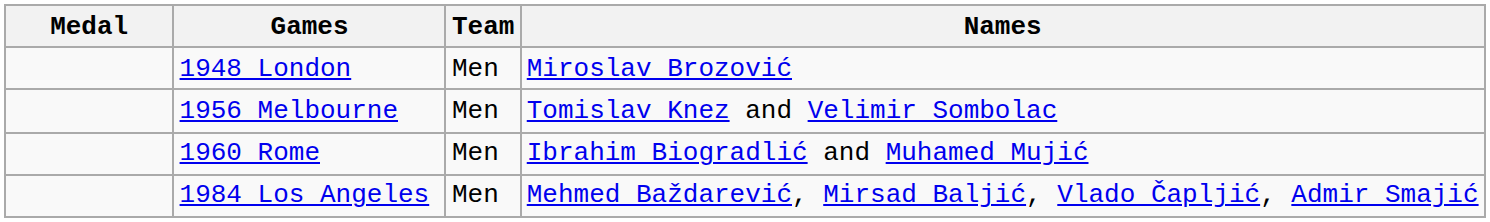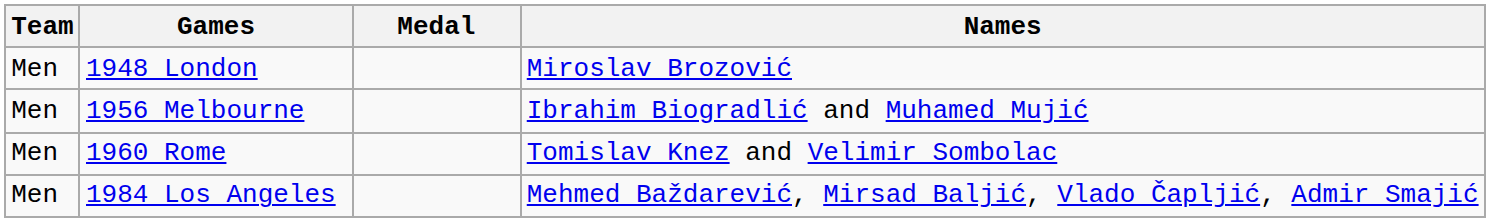columns swapped: (89, 26) <-> (483, 26)
(792, 111) Tomislav Knez and Velimir Sombolac -> (808, 111) Ibrahim Biogradlić and Muhamed Mujić
(808, 153) Ibrahim Biogradlić and Muhamed Mujić -> (792, 153) Tomislav Knez and Velimir Sombolac
